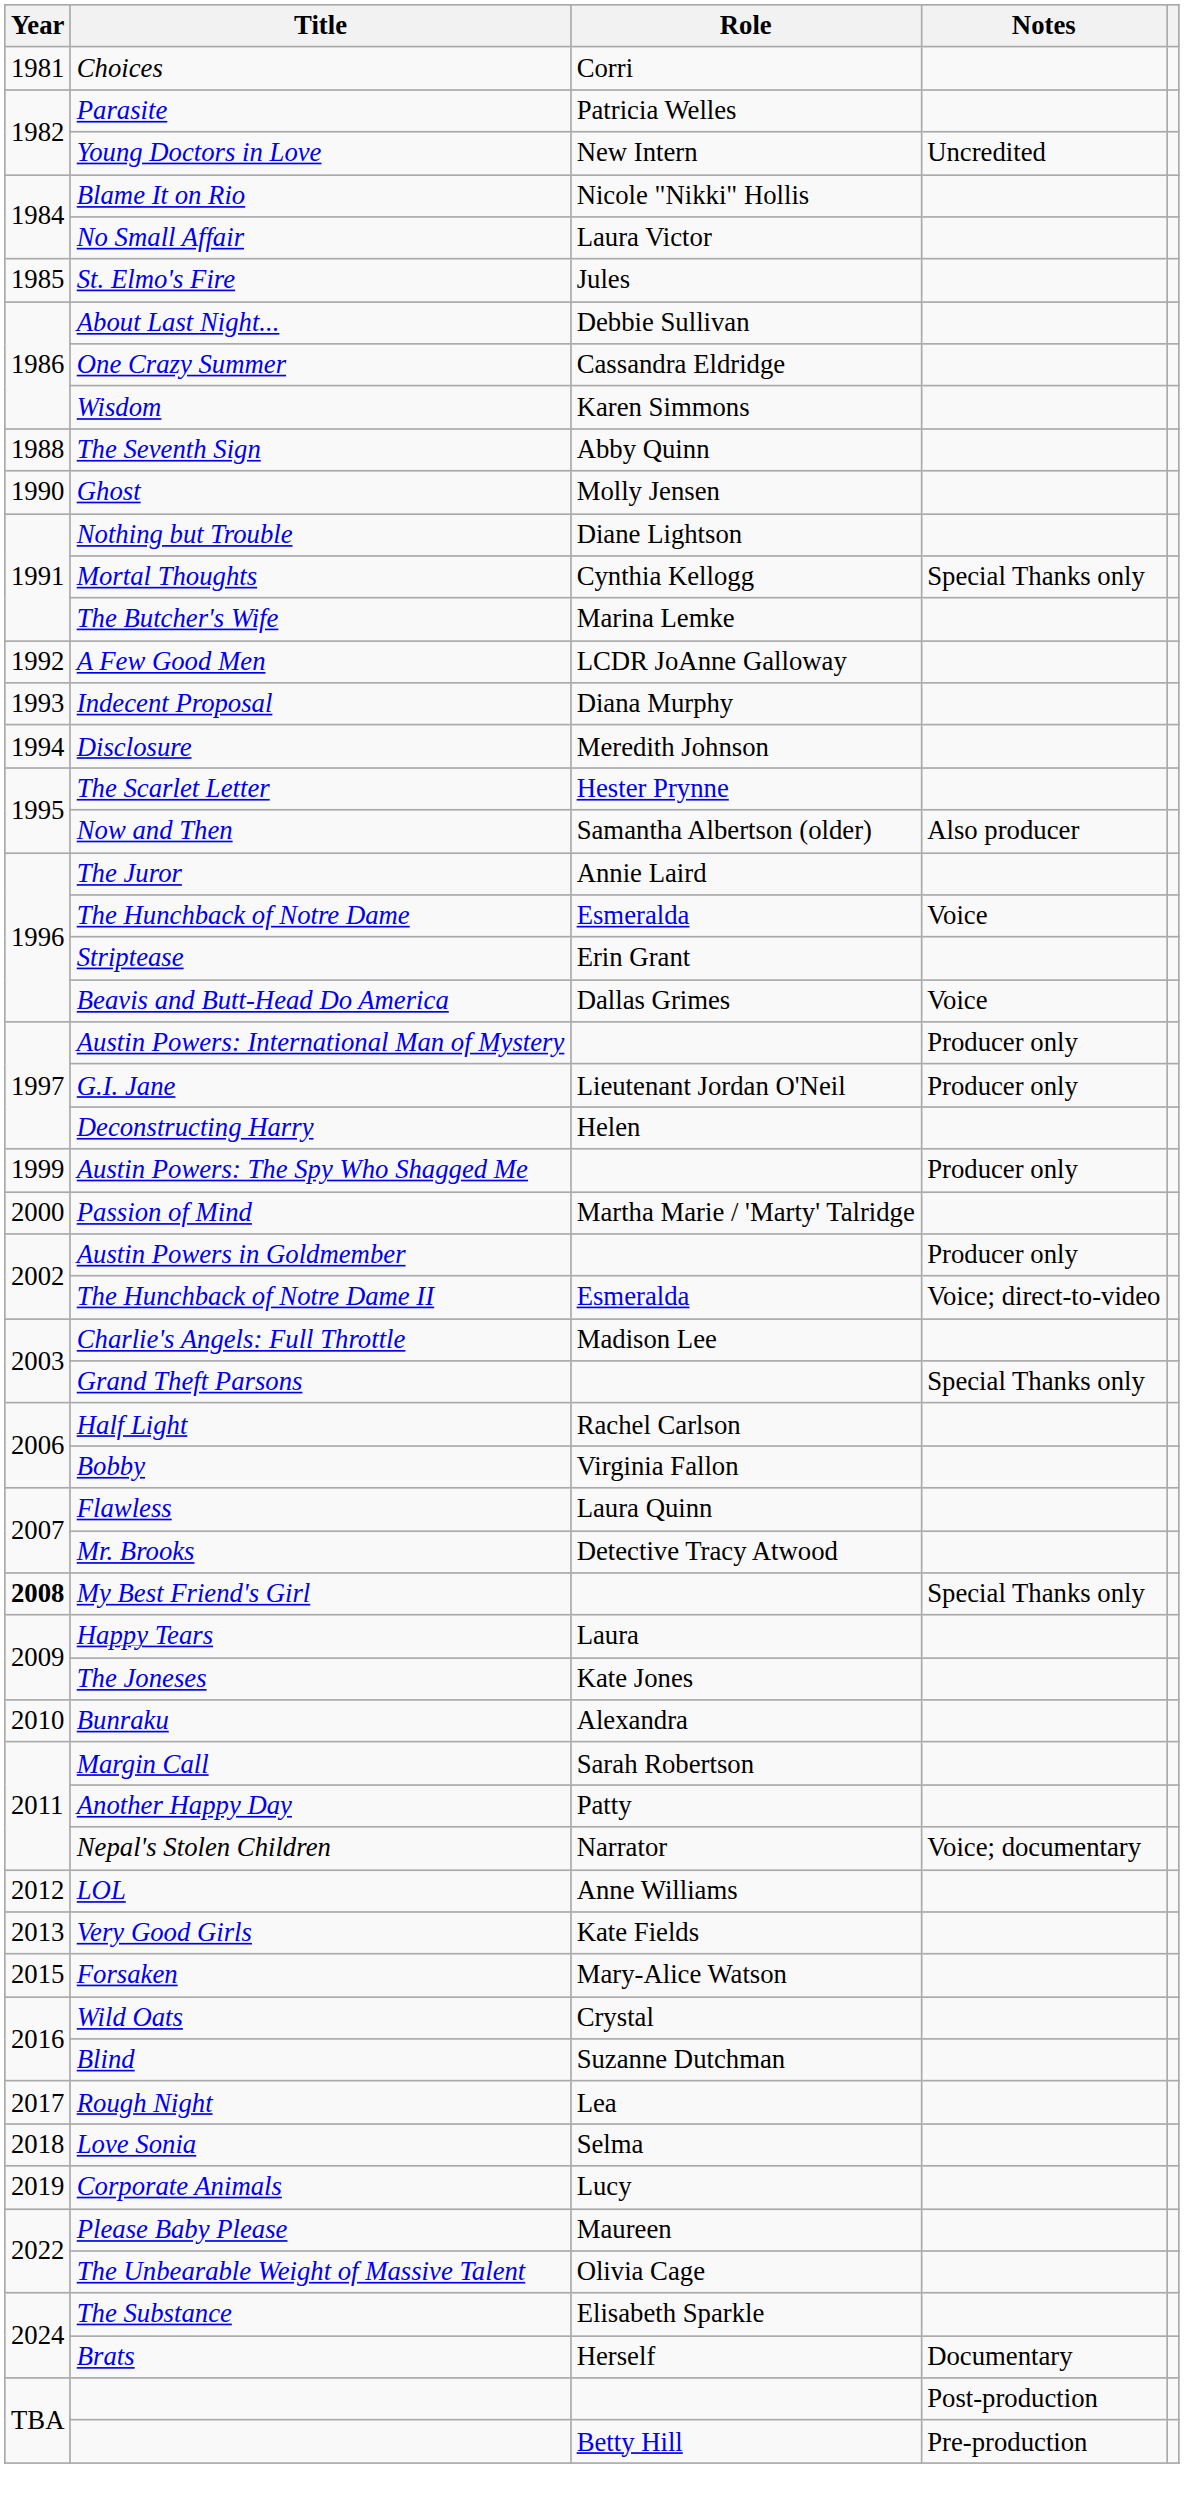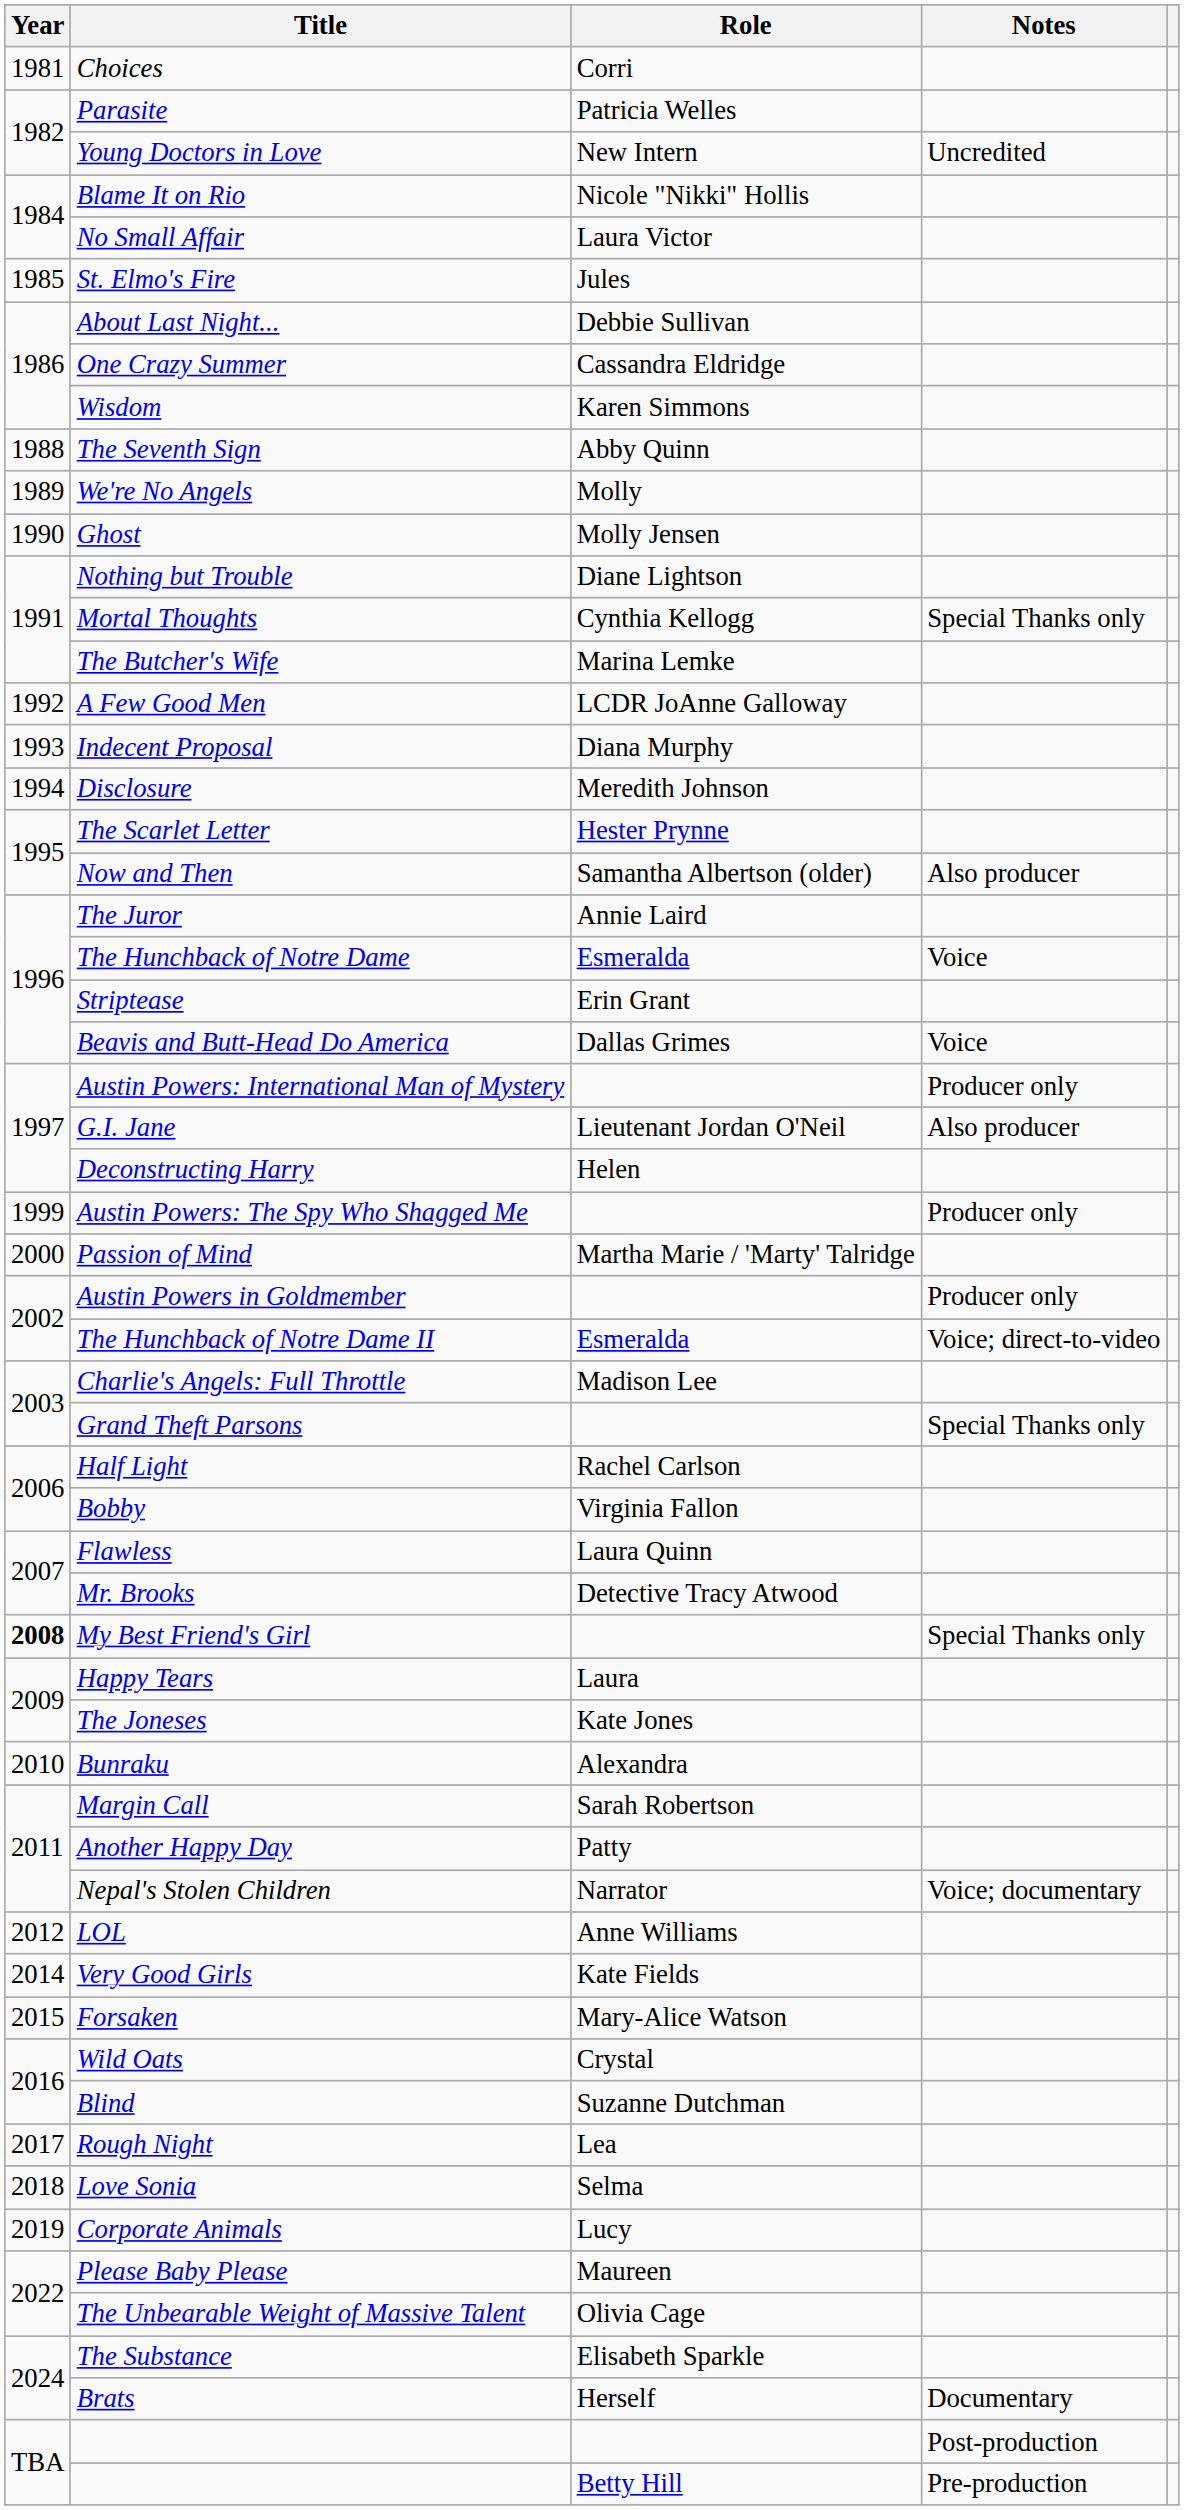+ row: (164, 491)
(1002, 1085) Producer only -> (1003, 1127) Also producer
(38, 1932) 2013 -> (38, 1974) 2014
